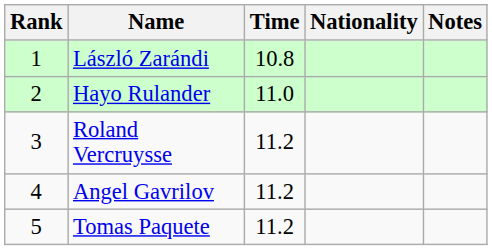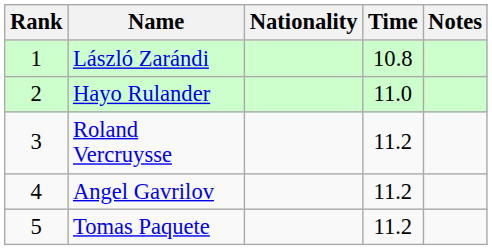columns swapped: (364, 22) <-> (275, 22)
